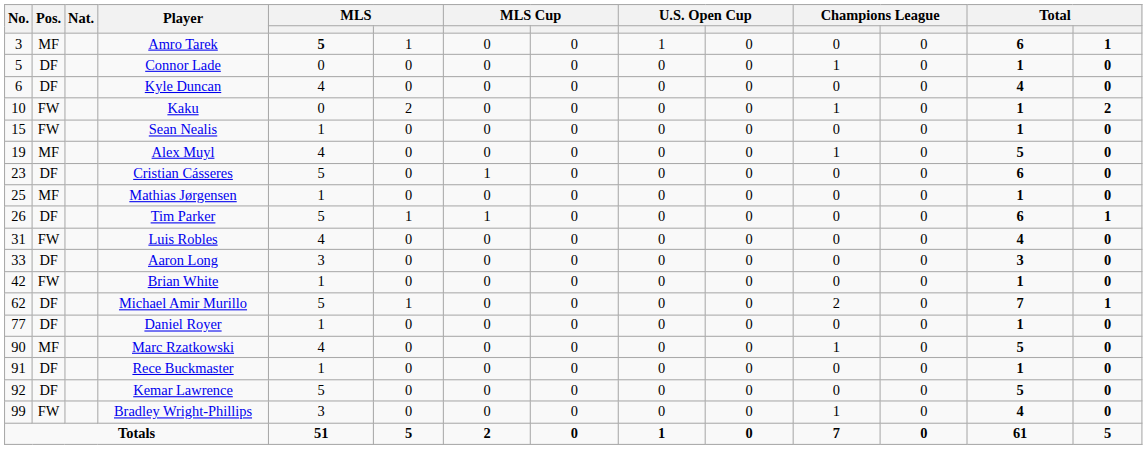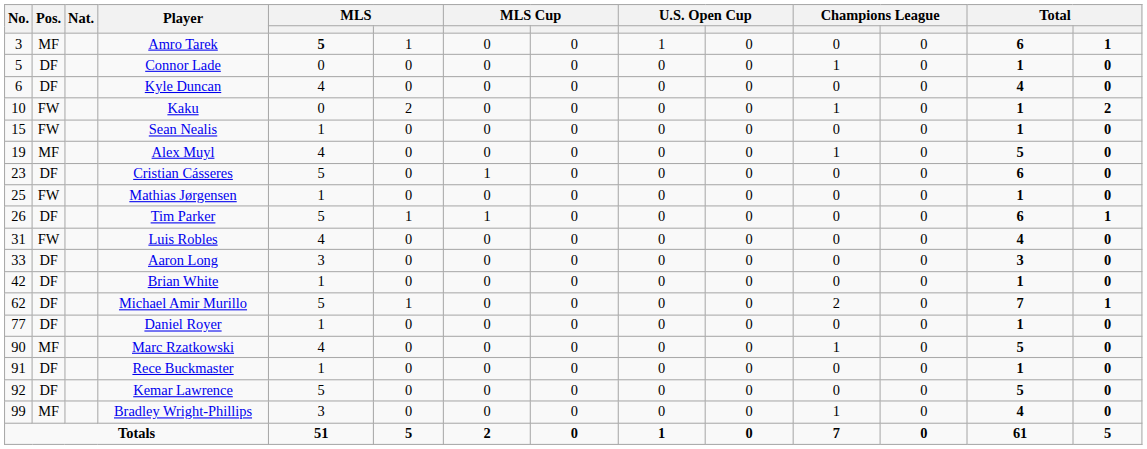(49, 195) MF -> (49, 195) FW
(49, 281) FW -> (49, 281) DF
(49, 411) FW -> (49, 411) MF
